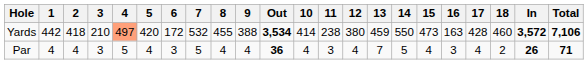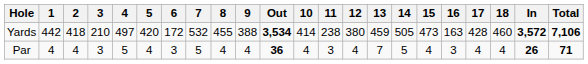(125, 31) lightsalmon background -> (125, 31) no background
(404, 31) 550 -> (404, 31) 505
(502, 50) 2 -> (502, 50) 4
